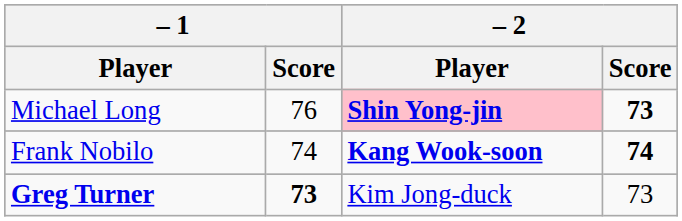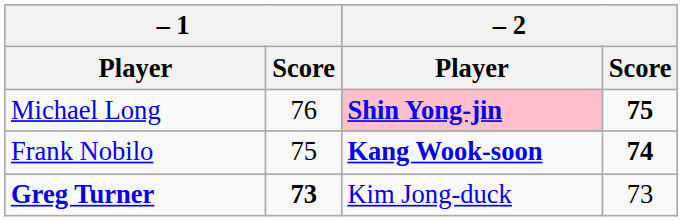(640, 109) 73 -> (640, 109) 75
(304, 151) 74 -> (304, 151) 75
